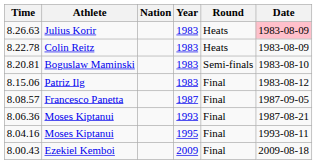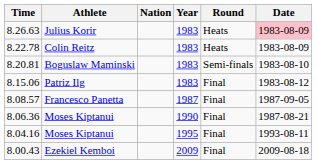(187, 116) 1993 -> (187, 116) 1990
